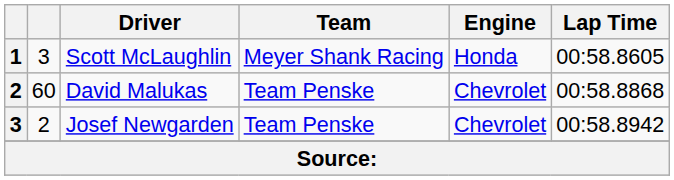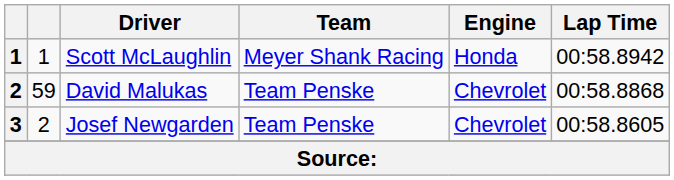(44, 56) 3 -> (44, 56) 1
(610, 56) 00:58.8605 -> (610, 56) 00:58.8942
(44, 90) 60 -> (44, 90) 59
(610, 124) 00:58.8942 -> (610, 124) 00:58.8605
